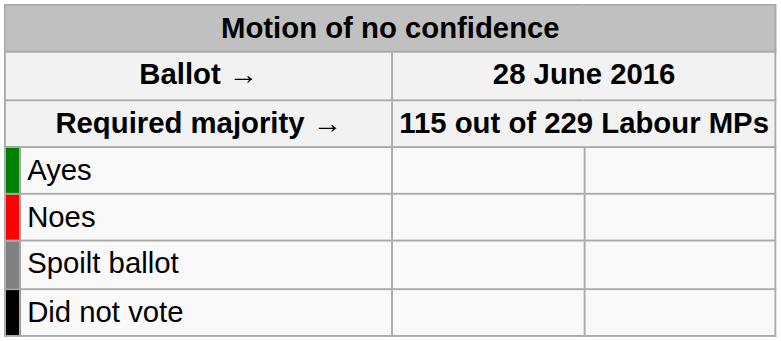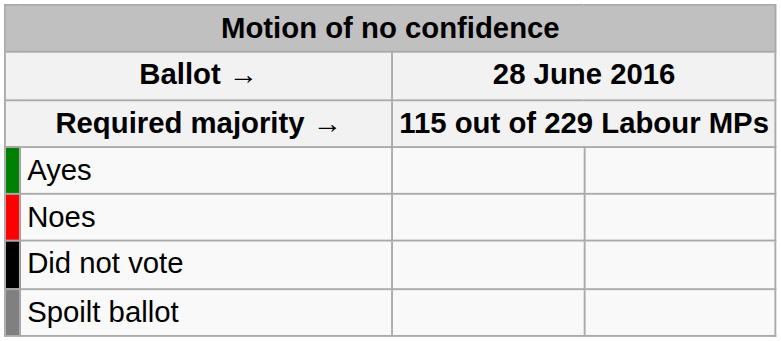rows swapped: (103, 263) <-> (105, 311)
